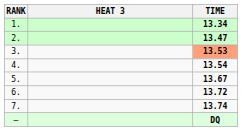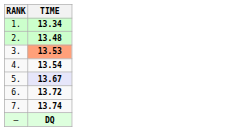- column: (110, 11)
(215, 38) 13.47 -> (50, 38) 13.48
(215, 79) no background -> (50, 79) lavender background
